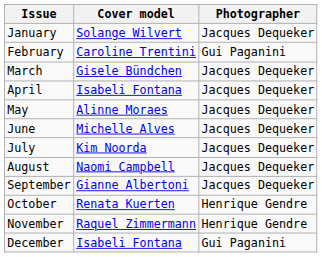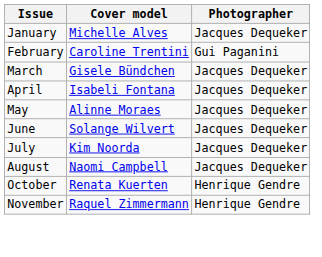(129, 33) Solange Wilvert -> (118, 33) Michelle Alves
(126, 128) Michelle Alves -> (122, 128) Solange Wilvert
- row: (39, 186)
- row: (35, 243)
